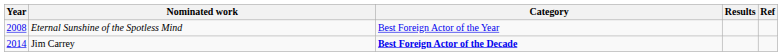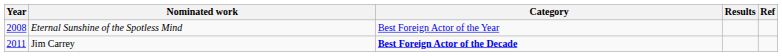(17, 43) 2014 -> (16, 43) 2011
